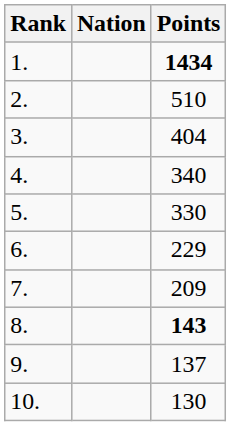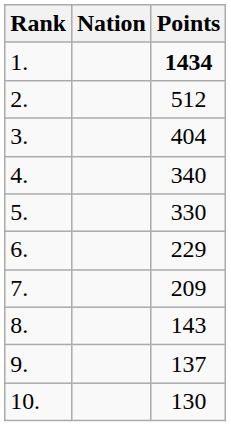(189, 99) 510 -> (189, 99) 512
(189, 325) bold -> (189, 325) normal
